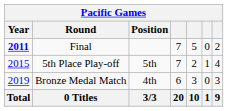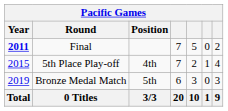(150, 64) 5th -> (150, 64) 4th
(150, 81) 4th -> (150, 81) 5th
